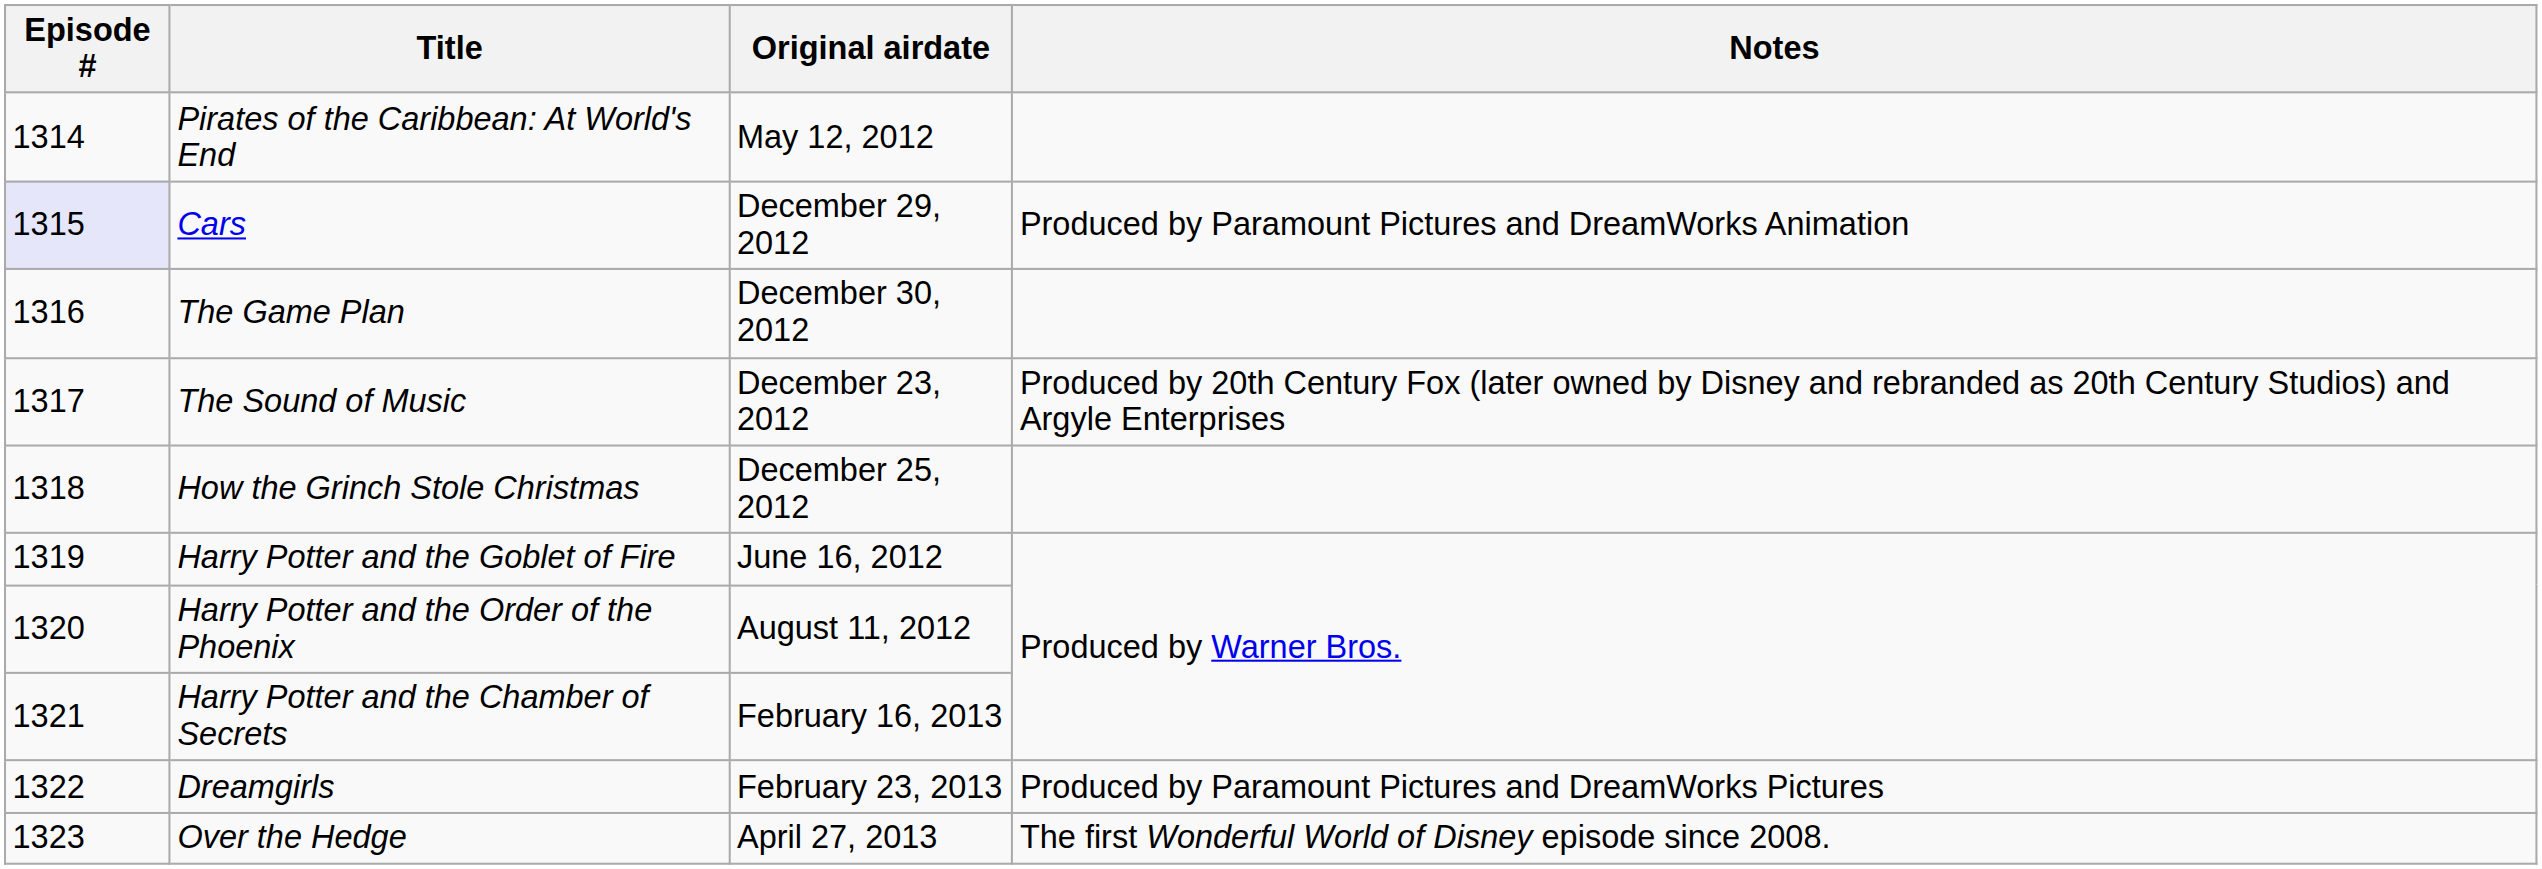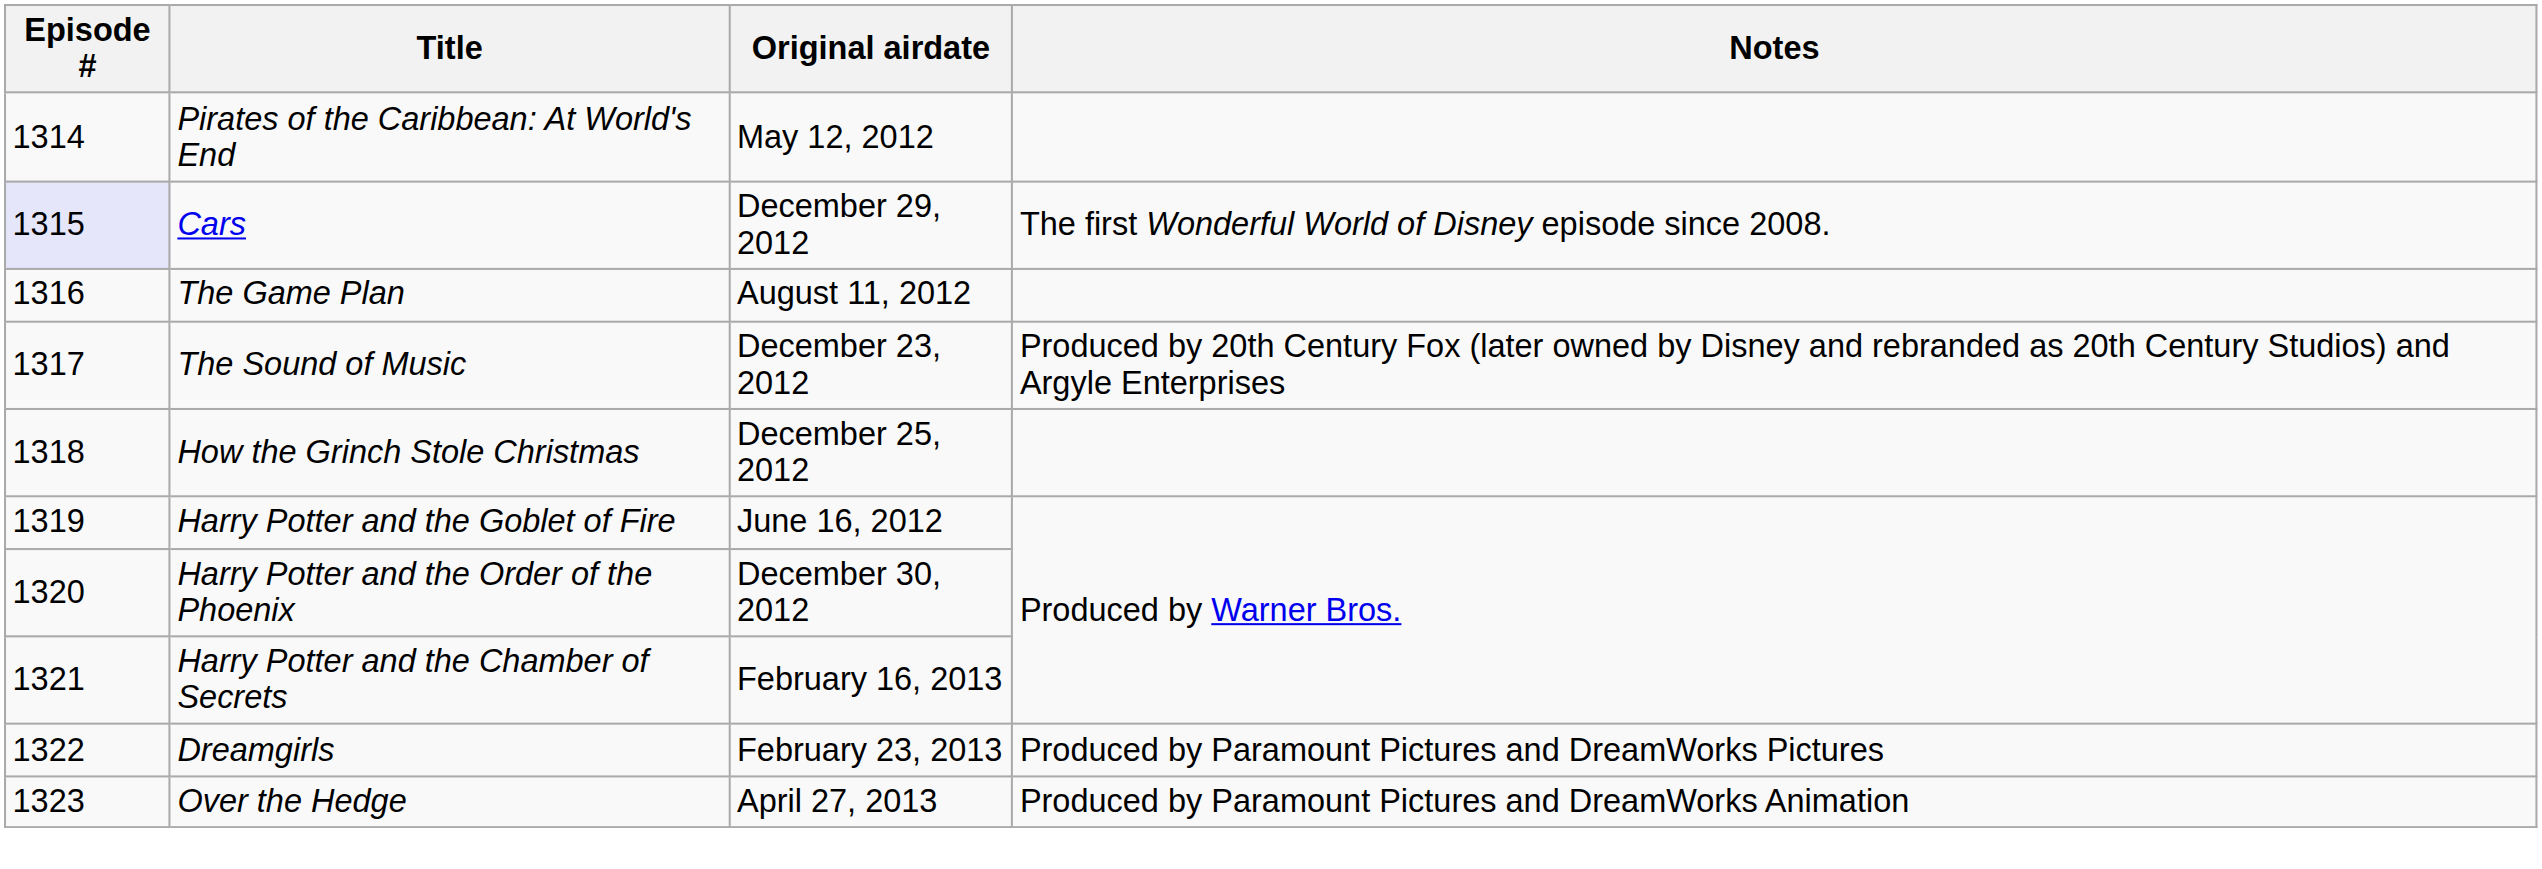(1465, 224) Produced by Paramount Pictures and DreamWorks Animation -> (1425, 224) The first Wonderful World of Disney episode since 2008.
(839, 312) December 30, 2012 -> (854, 294) August 11, 2012
(854, 628) August 11, 2012 -> (839, 591) December 30, 2012
(1425, 837) The first Wonderful World of Disney episode since 2008. -> (1465, 801) Produced by Paramount Pictures and DreamWorks Animation
